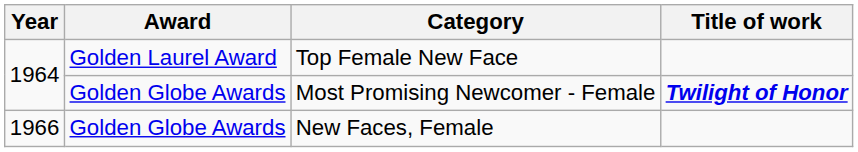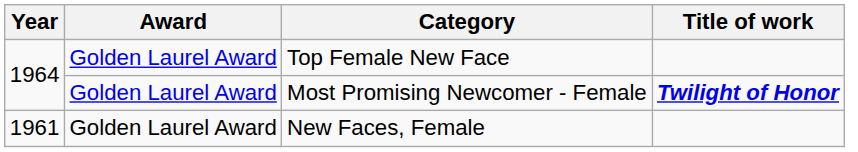(178, 92) Golden Globe Awards -> (173, 92) Golden Laurel Award
(35, 127) 1966 -> (35, 127) 1961
(178, 127) Golden Globe Awards -> (173, 127) Golden Laurel Award
